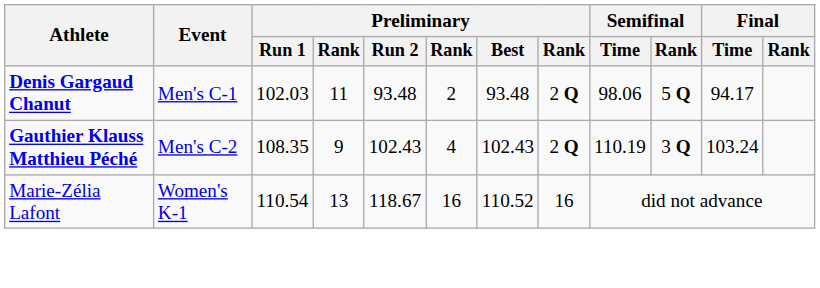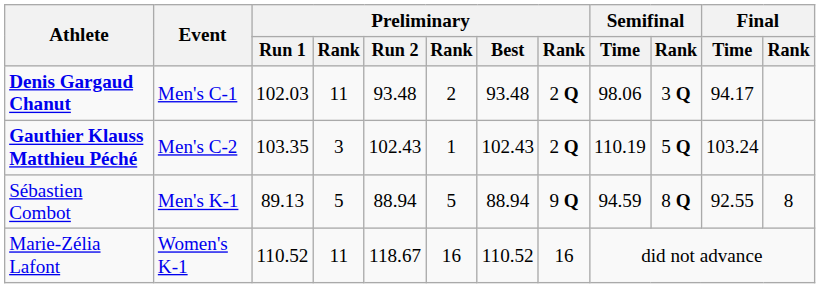(676, 93) 5 Q -> (676, 93) 3 Q
(282, 147) 108.35 -> (282, 147) 103.35
(339, 147) 9 -> (339, 147) 3
(451, 147) 4 -> (451, 147) 1
(676, 147) 3 Q -> (676, 147) 5 Q
+ row: (46, 201)
(282, 201) 110.54 -> (282, 256) 110.52
(339, 201) 13 -> (339, 256) 11
